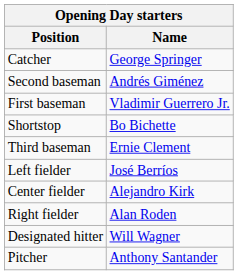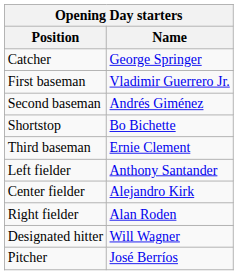rows swapped: (47, 103) <-> (54, 81)
(144, 170) José Berríos -> (163, 170) Anthony Santander
(163, 258) Anthony Santander -> (144, 258) José Berríos
